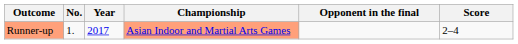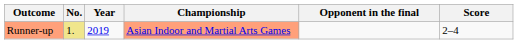(70, 30) no background -> (70, 30) khaki background
(98, 30) 2017 -> (98, 30) 2019
